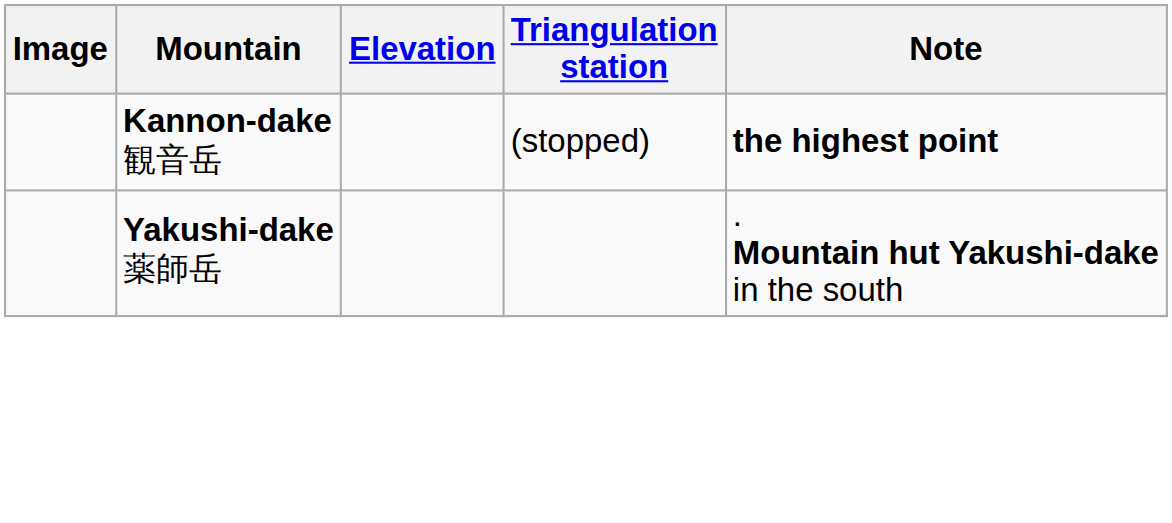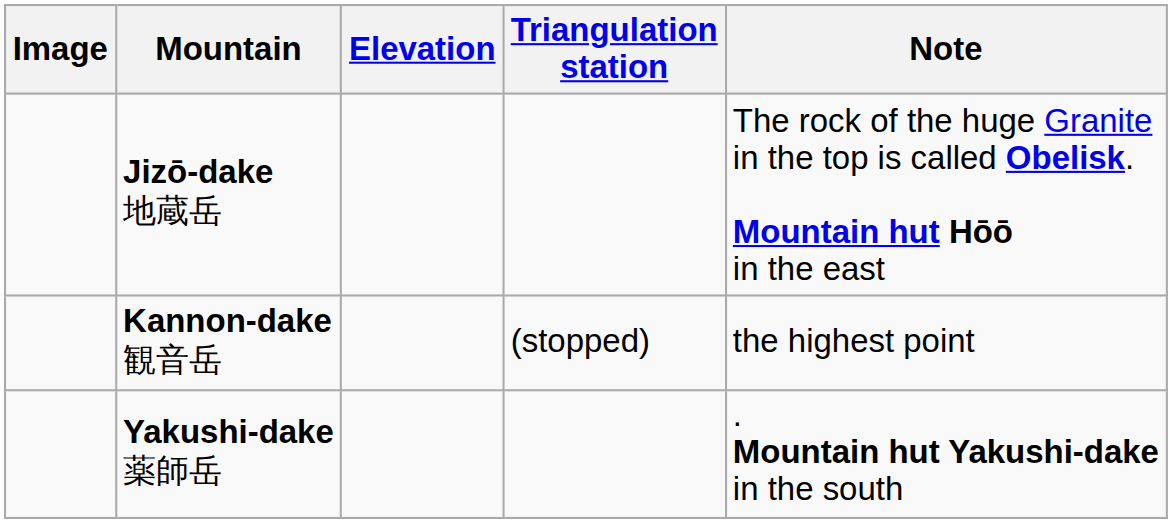+ row: (198, 192)
(866, 141) bold -> (854, 342) normal
